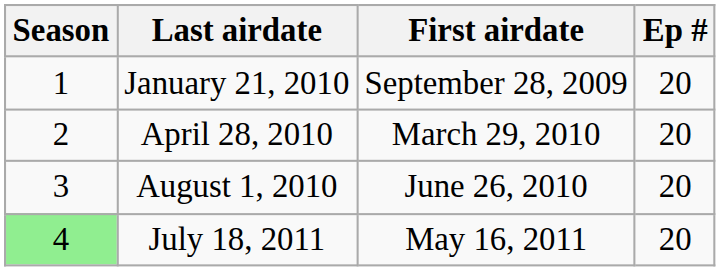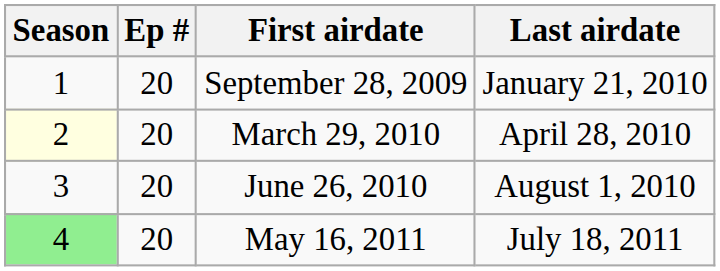columns swapped: (675, 30) <-> (237, 30)
(61, 134) no background -> (61, 134) lightyellow background
